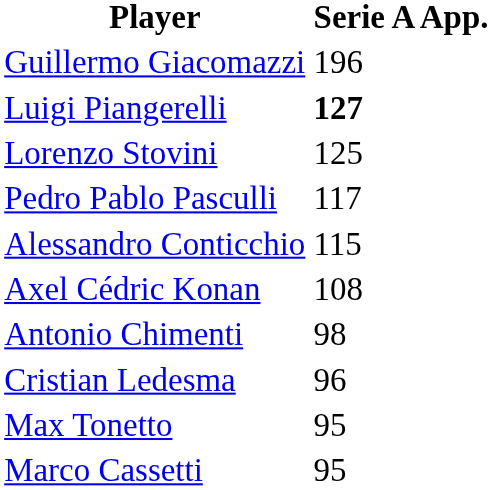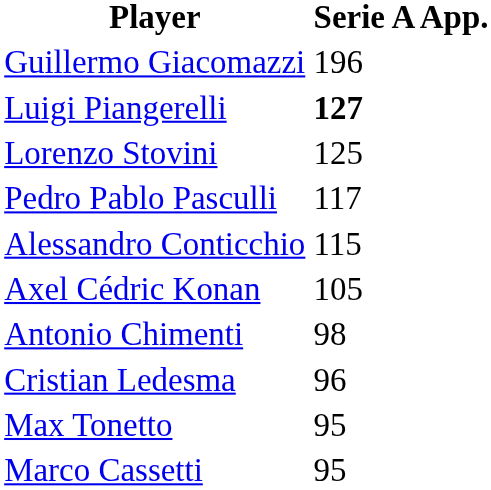(338, 289) 108 -> (338, 289) 105
